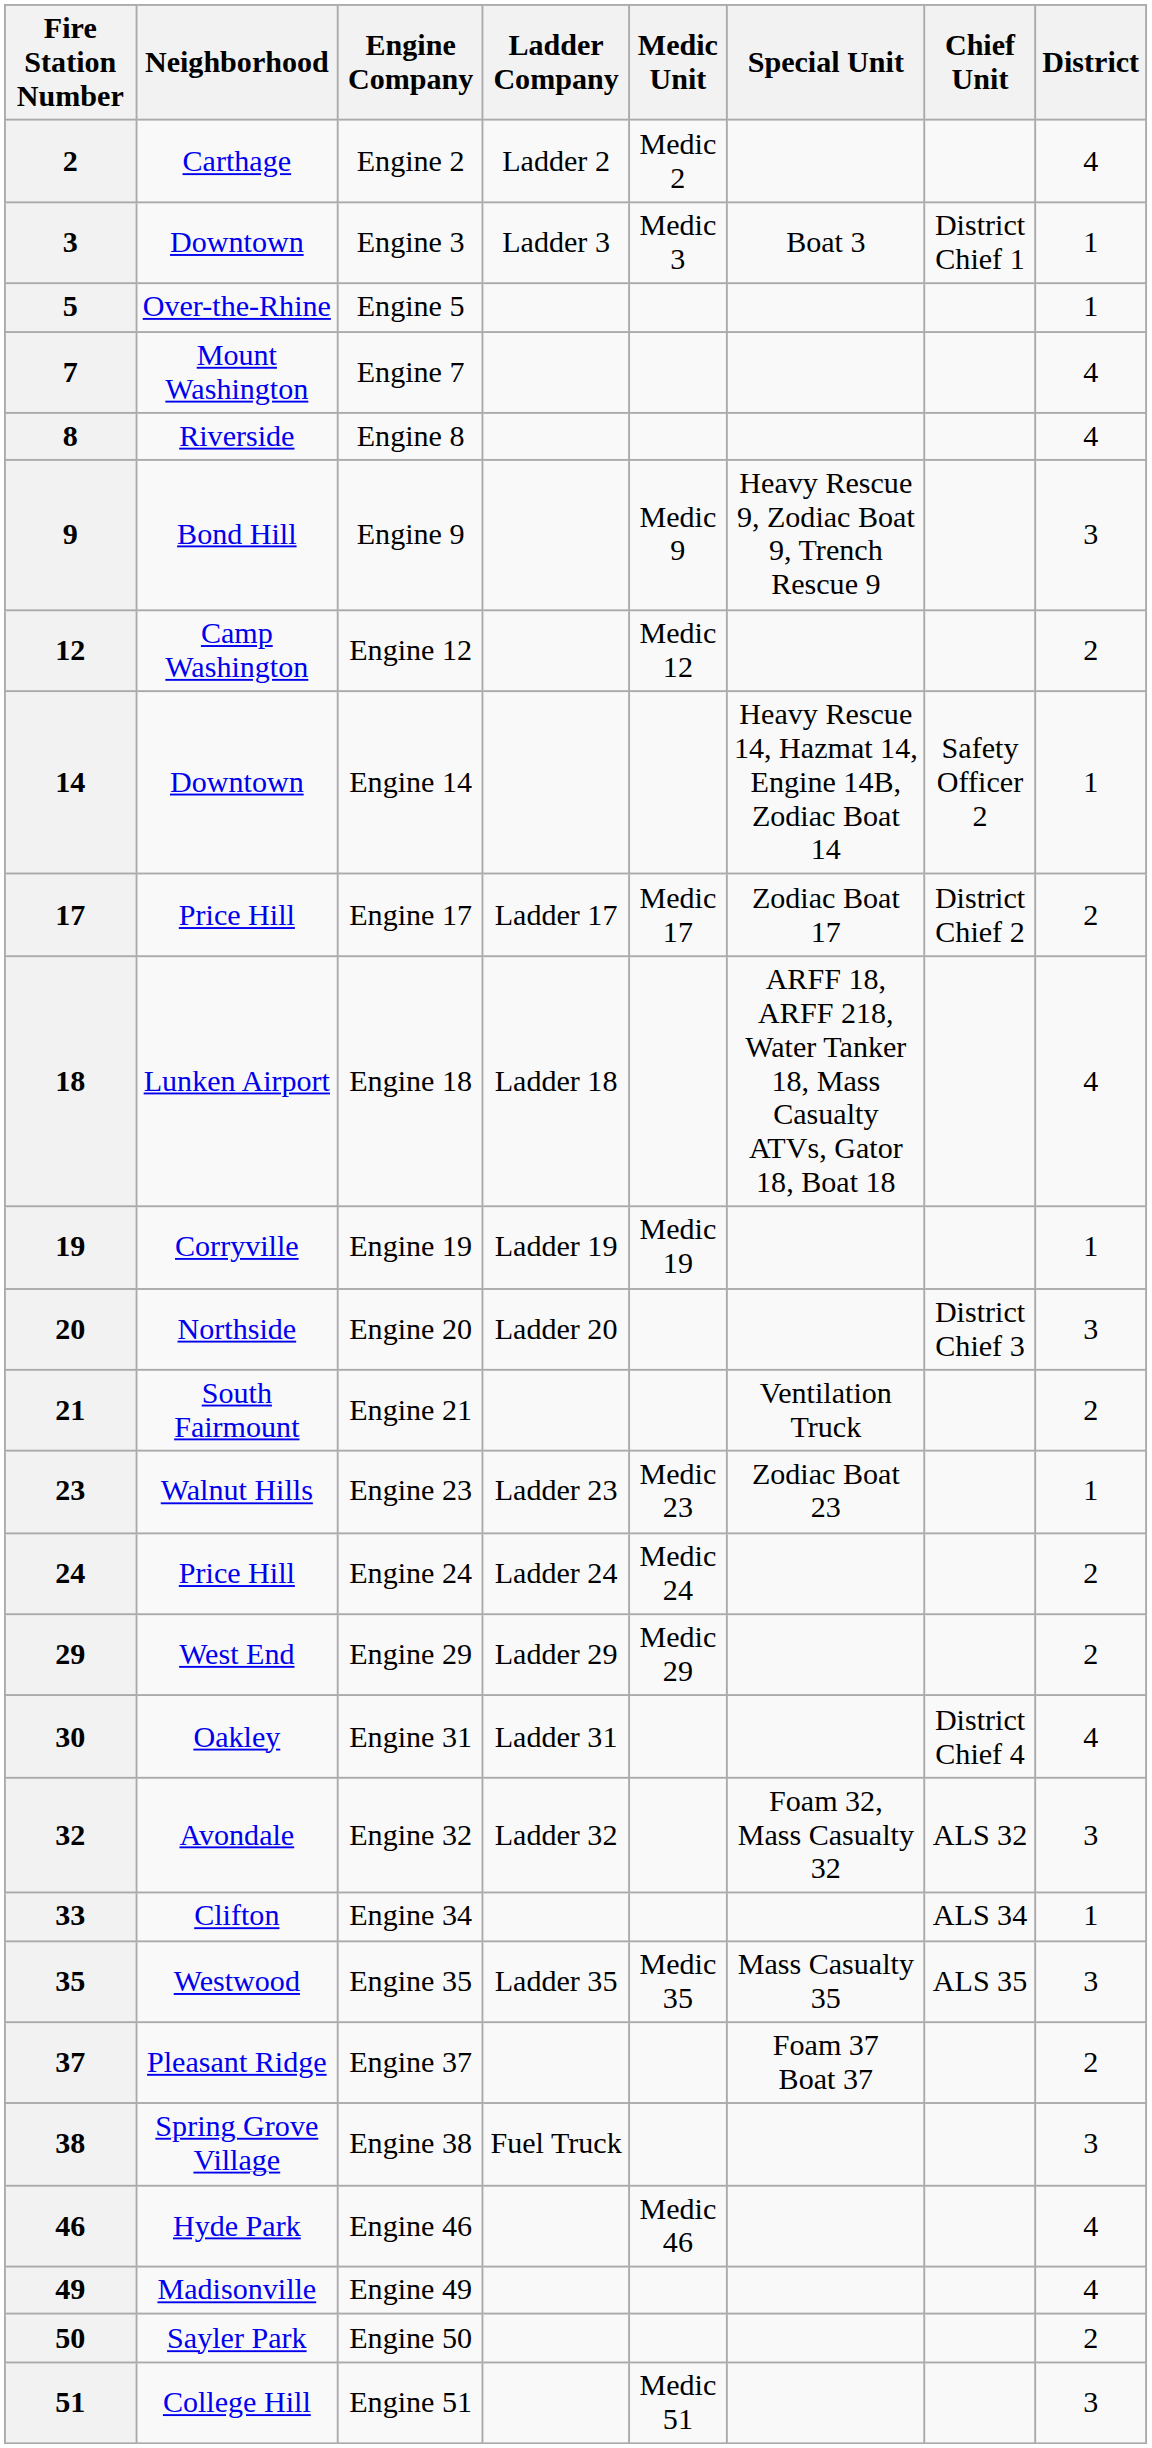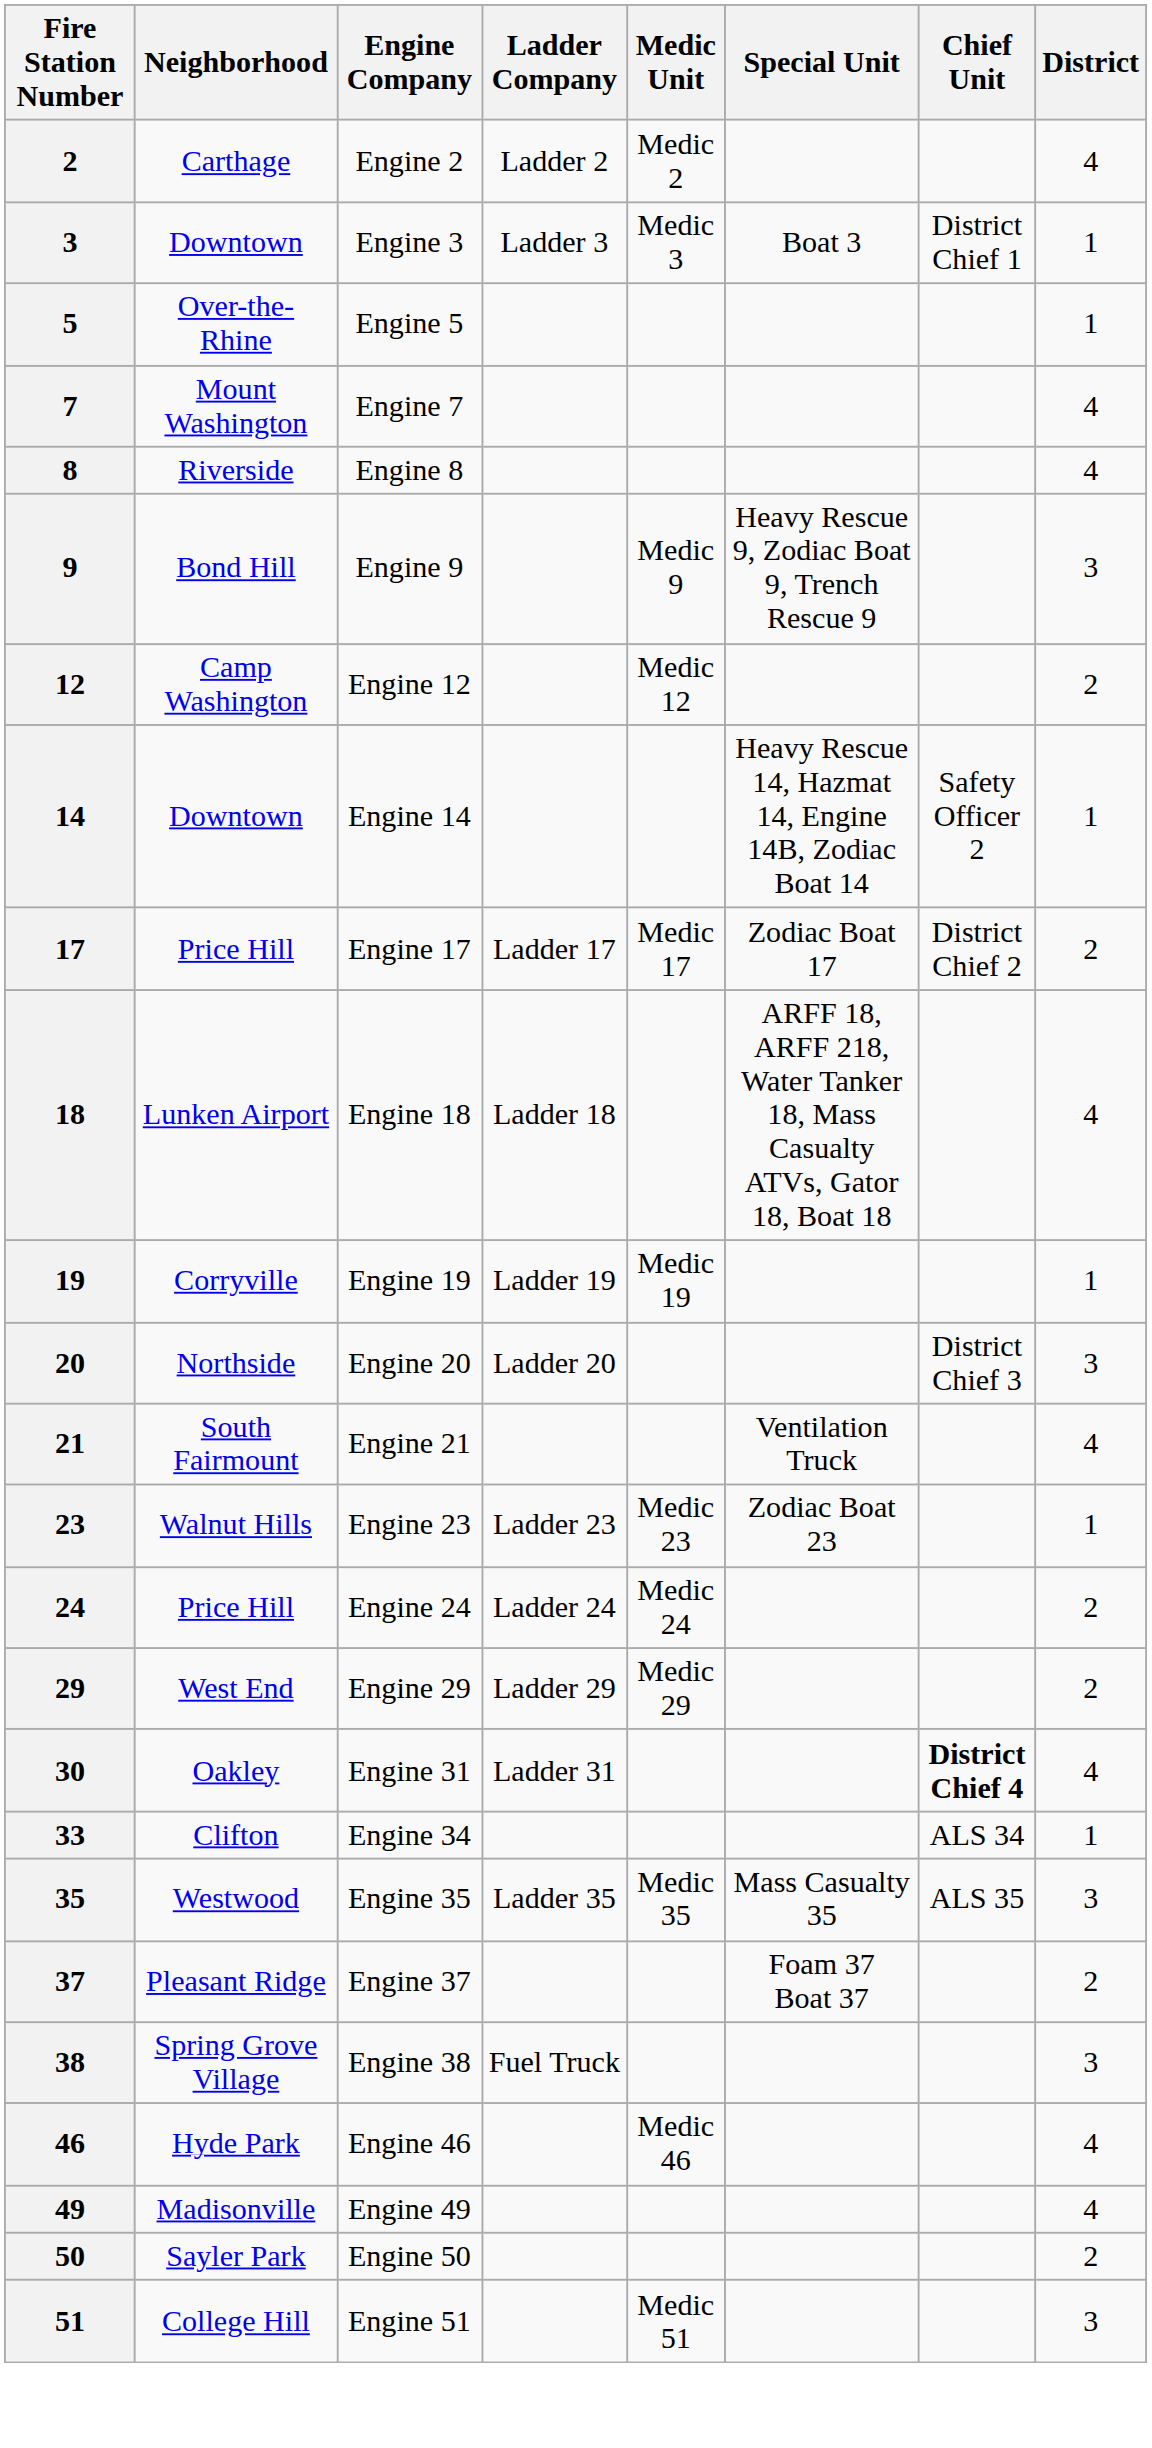(1091, 1409) 2 -> (1091, 1443) 4
(980, 1736) normal -> (977, 1769) bold
- row: (411, 1834)
